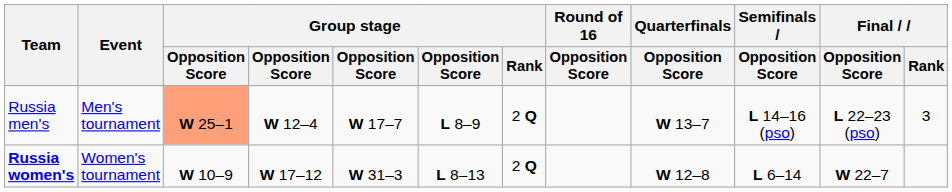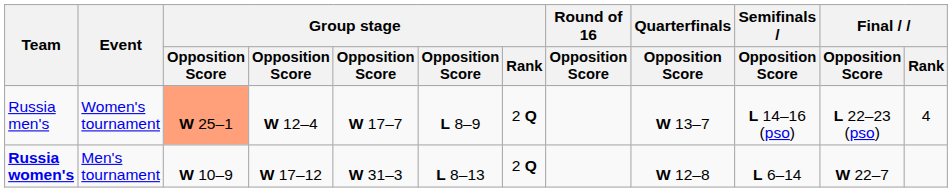(121, 116) Men's tournament -> (121, 116) Women's tournament
(926, 116) 3 -> (926, 116) 4
(121, 166) Women's tournament -> (121, 166) Men's tournament
